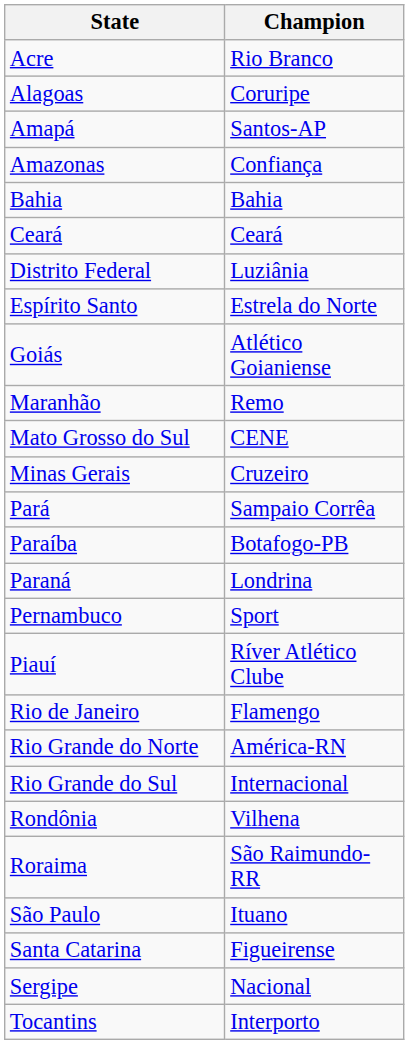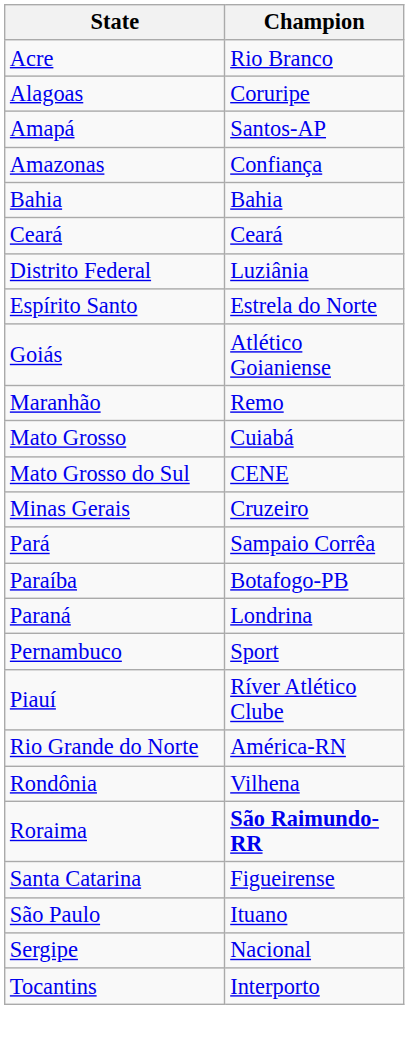+ row: (68, 438)
- row: (75, 712)
- row: (94, 783)
(300, 866) normal -> (305, 831) bold
rows swapped: (75, 950) <-> (55, 914)
